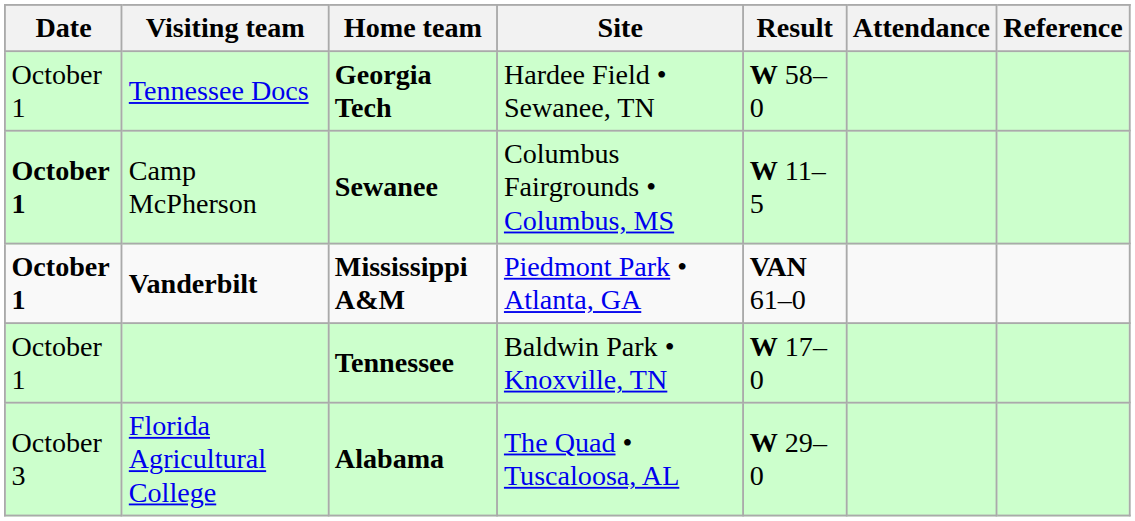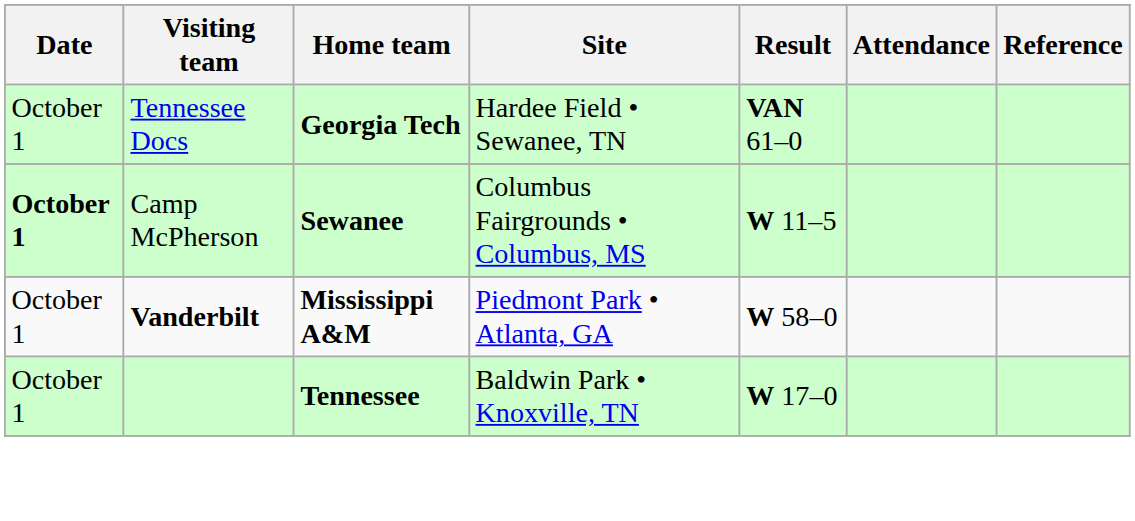(788, 90) W 58–0 -> (775, 124) VAN 61–0
(60, 283) bold -> (57, 316) normal
(778, 283) VAN 61–0 -> (792, 316) W 58–0
- row: (197, 459)
